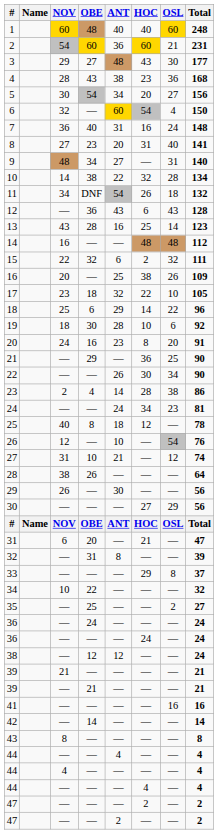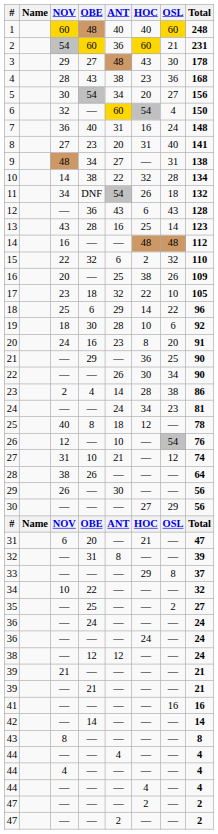(200, 62) 177 -> (200, 62) 178
(200, 161) 140 -> (200, 161) 138
(200, 260) 111 -> (200, 260) 110
